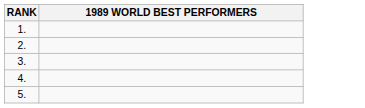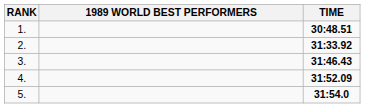+ column: (332, 13)
